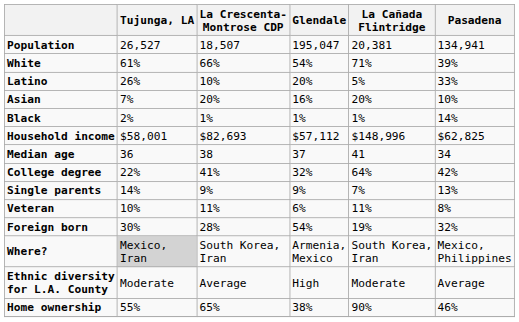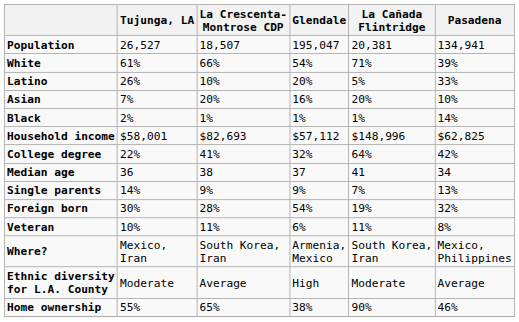rows swapped: (54, 172) <-> (41, 154)
rows swapped: (31, 209) <-> (47, 227)
(144, 252) lightgrey background -> (144, 252) no background
